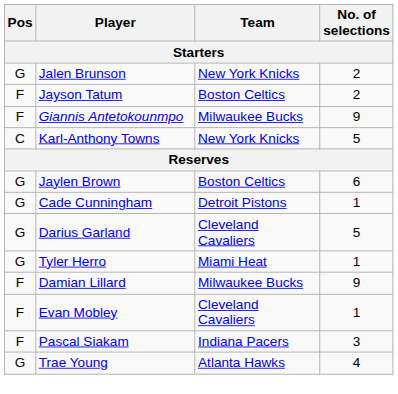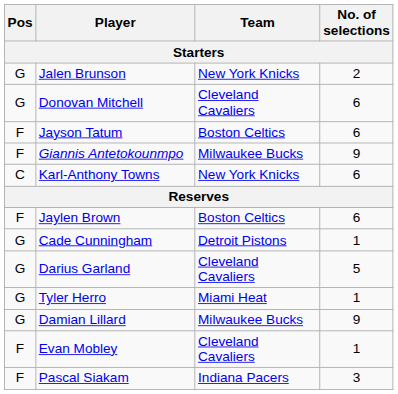+ row: (91, 102)
(357, 95) 2 -> (357, 132) 6
(357, 138) 5 -> (357, 175) 6
(20, 181) G -> (20, 218) F
(20, 283) F -> (20, 320) G
- row: (73, 363)
